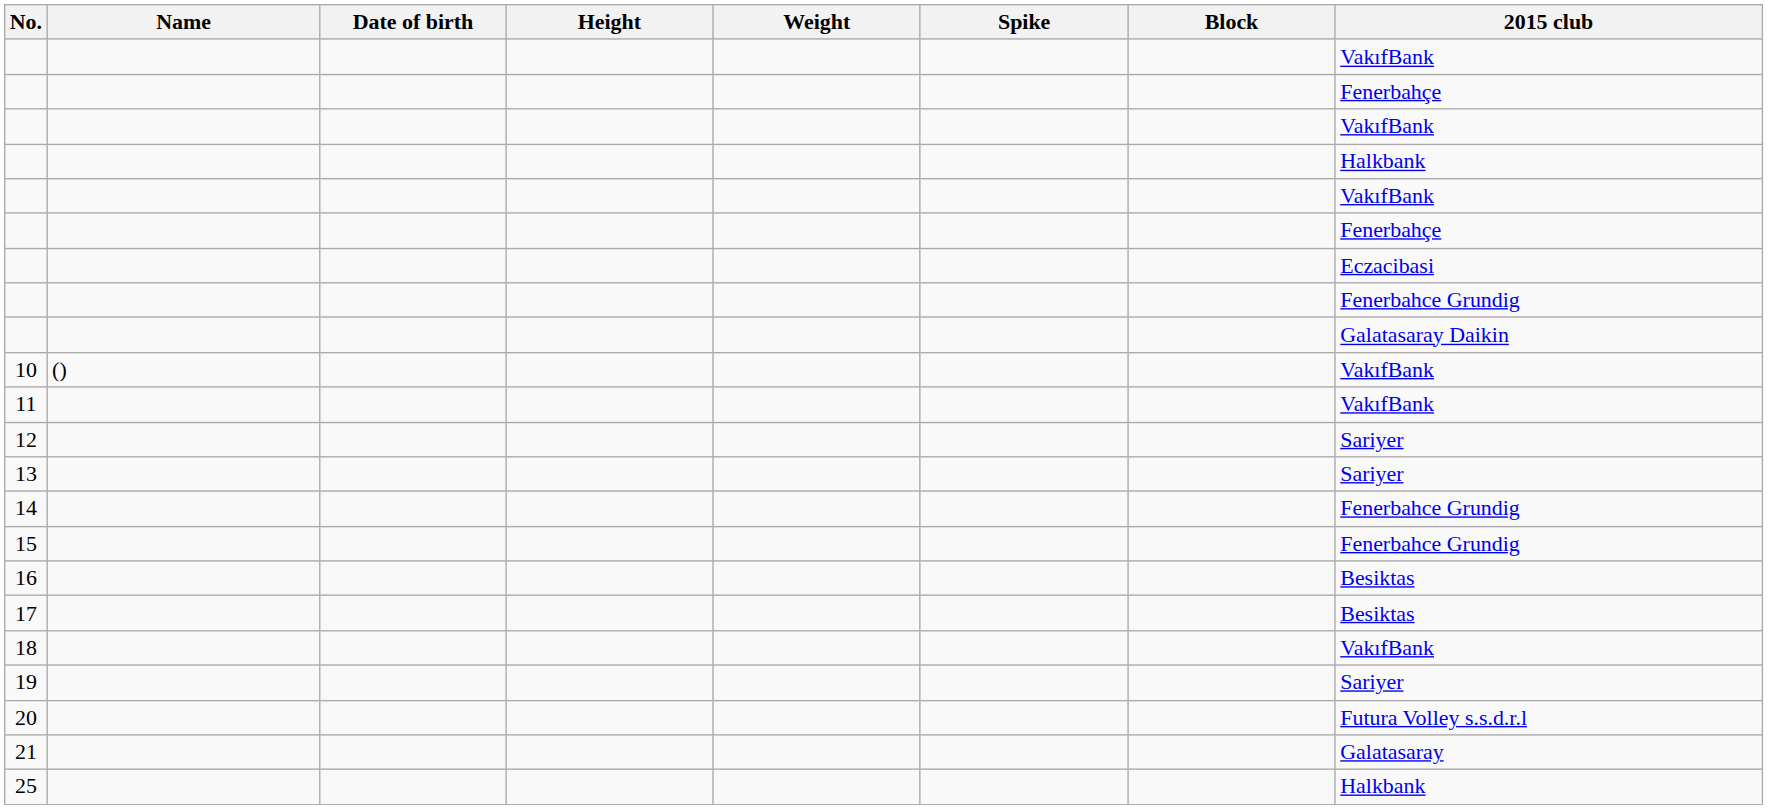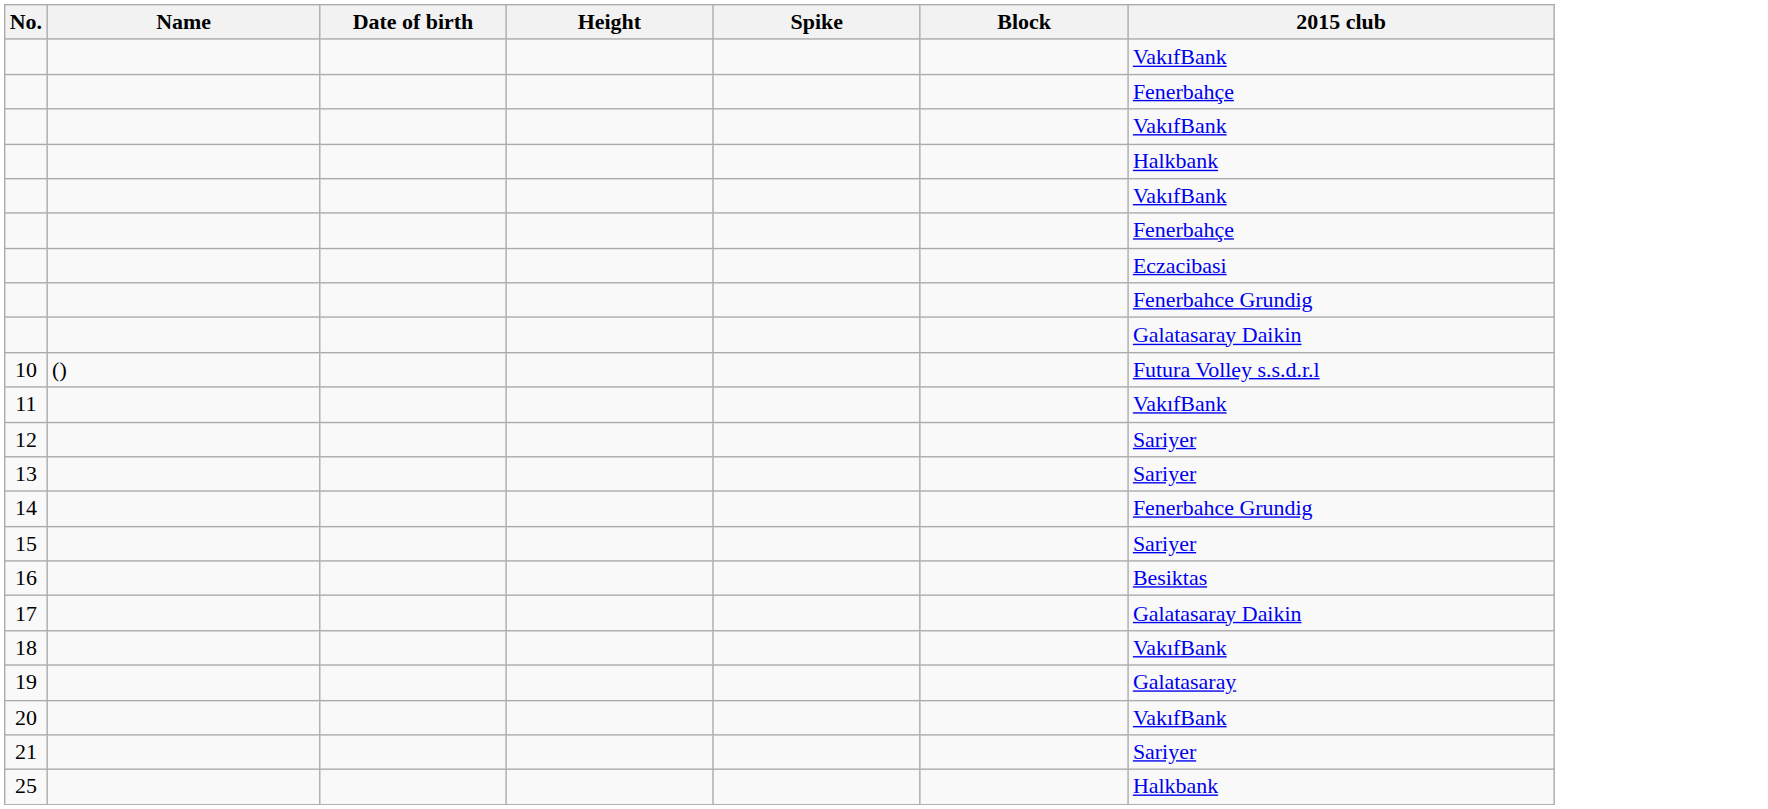- column: (817, 21)
(1387, 369) VakıfBank -> (1226, 369) Futura Volley s.s.d.r.l
(1430, 543) Fenerbahce Grundig -> (1165, 543) Sariyer
(1377, 612) Besiktas -> (1217, 612) Galatasaray Daikin
(1372, 682) Sariyer -> (1185, 682) Galatasaray
(1434, 717) Futura Volley s.s.d.r.l -> (1180, 717) VakıfBank
(1392, 751) Galatasaray -> (1165, 751) Sariyer
